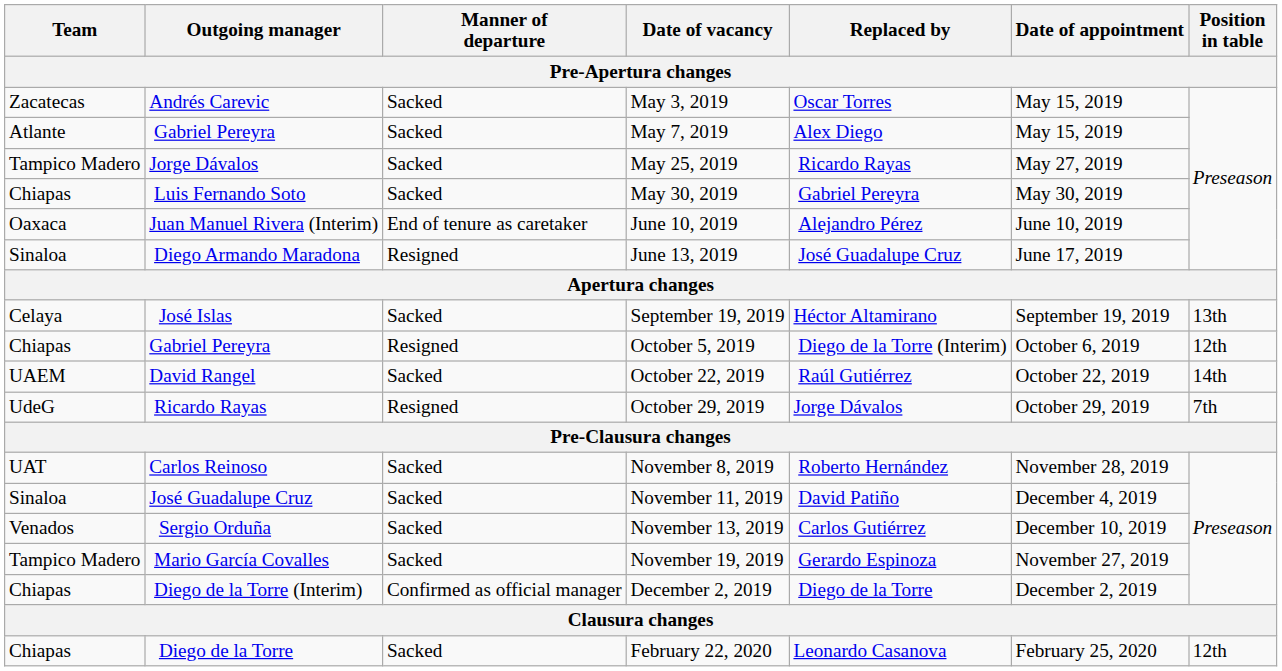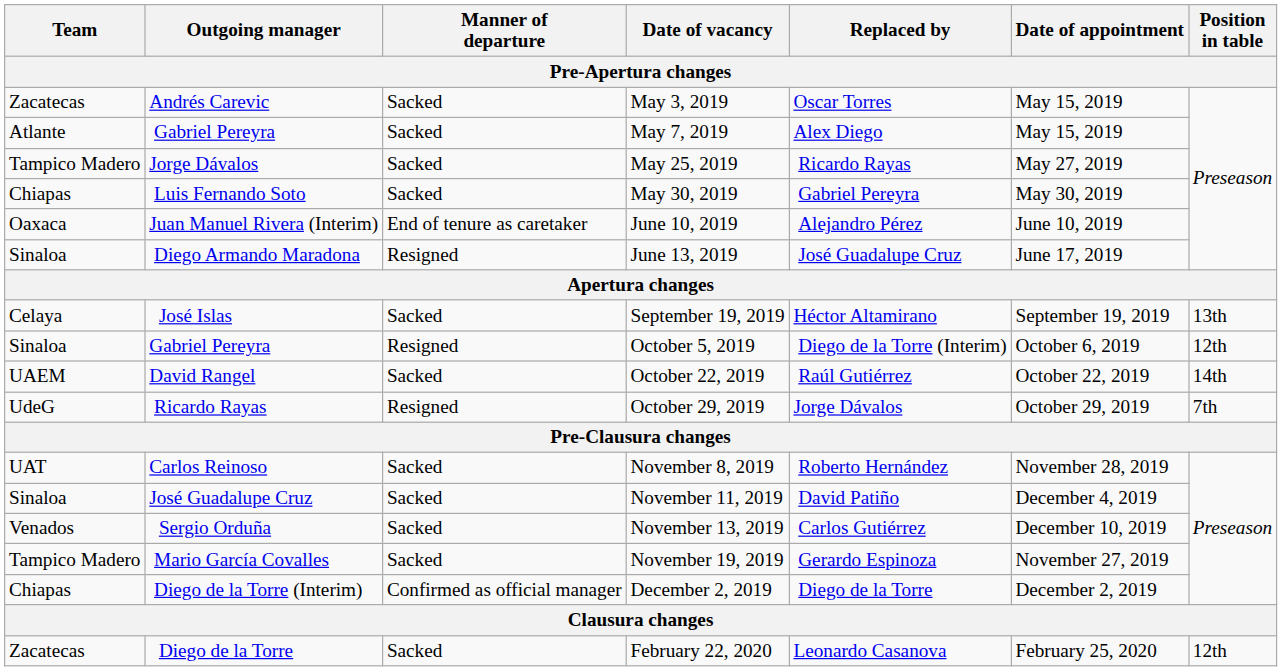(40, 345) Chiapas -> (38, 345) Sinaloa
(40, 650) Chiapas -> (47, 650) Zacatecas
